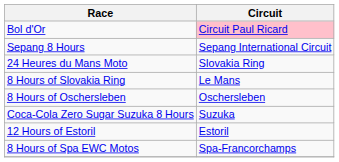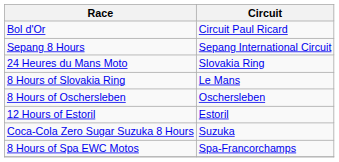(243, 29) pink background -> (243, 29) no background
rows swapped: (51, 131) <-> (100, 114)
